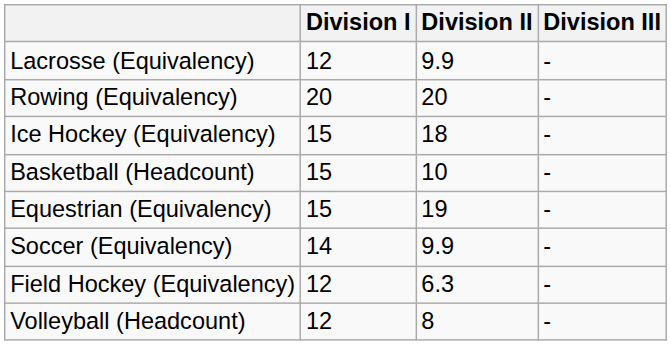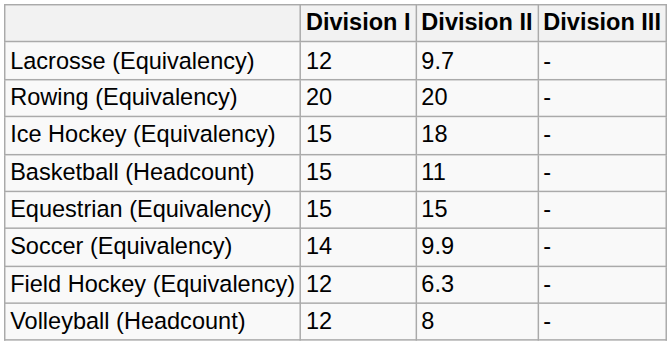(438, 60) 9.9 -> (438, 60) 9.7
(434, 172) 10 -> (434, 172) 11
(434, 209) 19 -> (434, 209) 15
